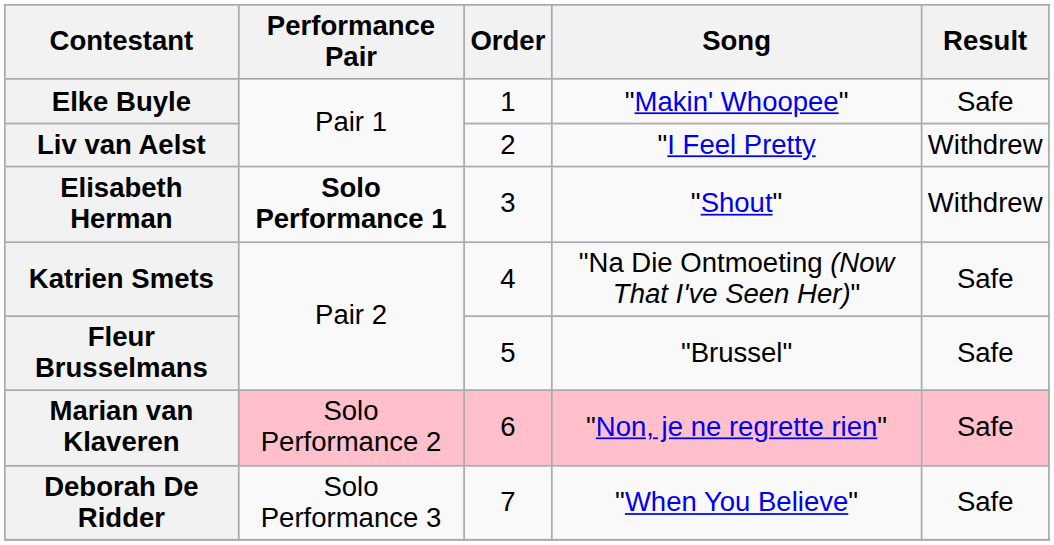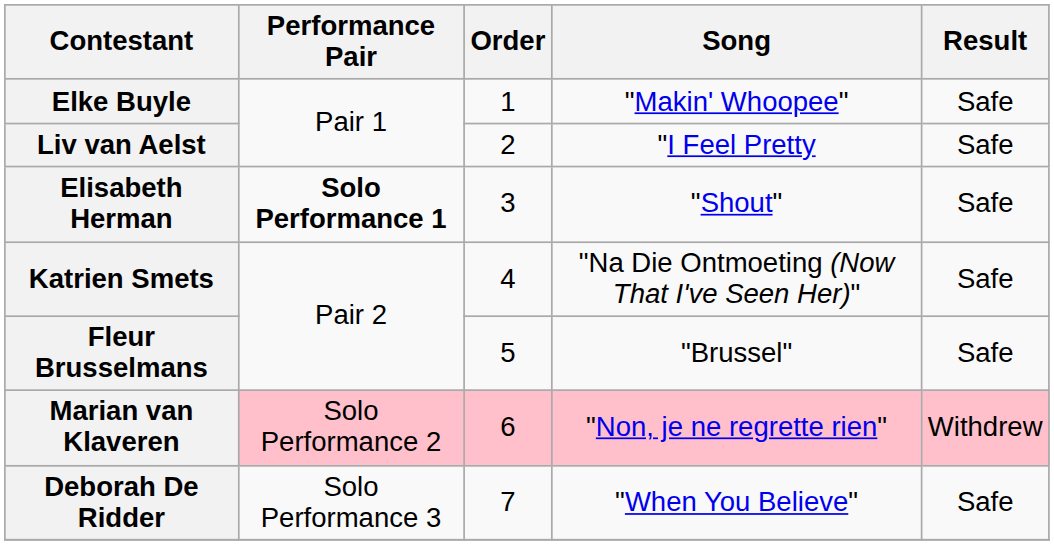(985, 144) Withdrew -> (985, 144) Safe
(985, 203) Withdrew -> (985, 203) Safe
(985, 427) Safe -> (985, 427) Withdrew
